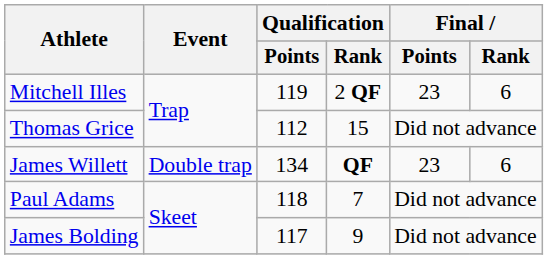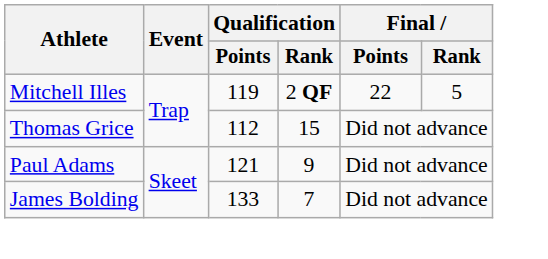(429, 92) 23 -> (380, 92) 22
(506, 92) 6 -> (457, 92) 5
- row: (69, 164)
(292, 200) 118 -> (243, 164) 121
(358, 200) 7 -> (309, 164) 9
(292, 236) 117 -> (243, 200) 133
(358, 236) 9 -> (309, 200) 7
